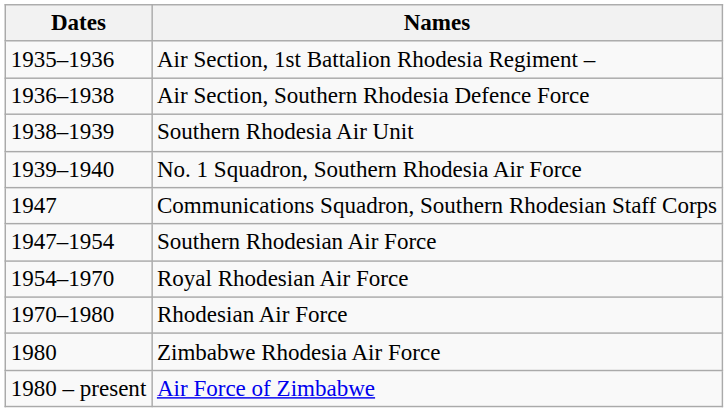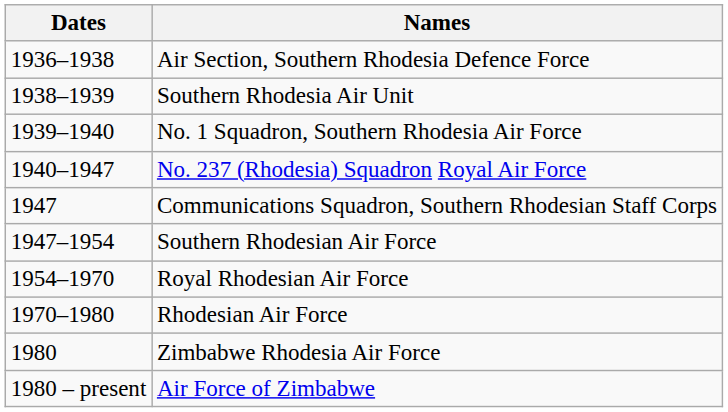- row: (376, 59)
+ row: (372, 168)
